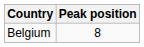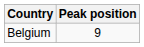(98, 33) 8 -> (98, 33) 9
